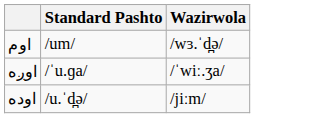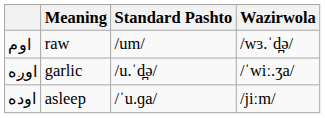+ column: (76, 17)
(66, 71) /ˈu.ɡa/ -> (136, 71) /u.ˈd̪ə/
(66, 98) /u.ˈd̪ə/ -> (136, 98) /ˈu.ɡa/
